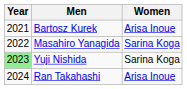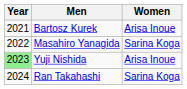(152, 60) Sarina Koga -> (150, 60) Arisa Inoue
(150, 76) Arisa Inoue -> (152, 76) Sarina Koga
